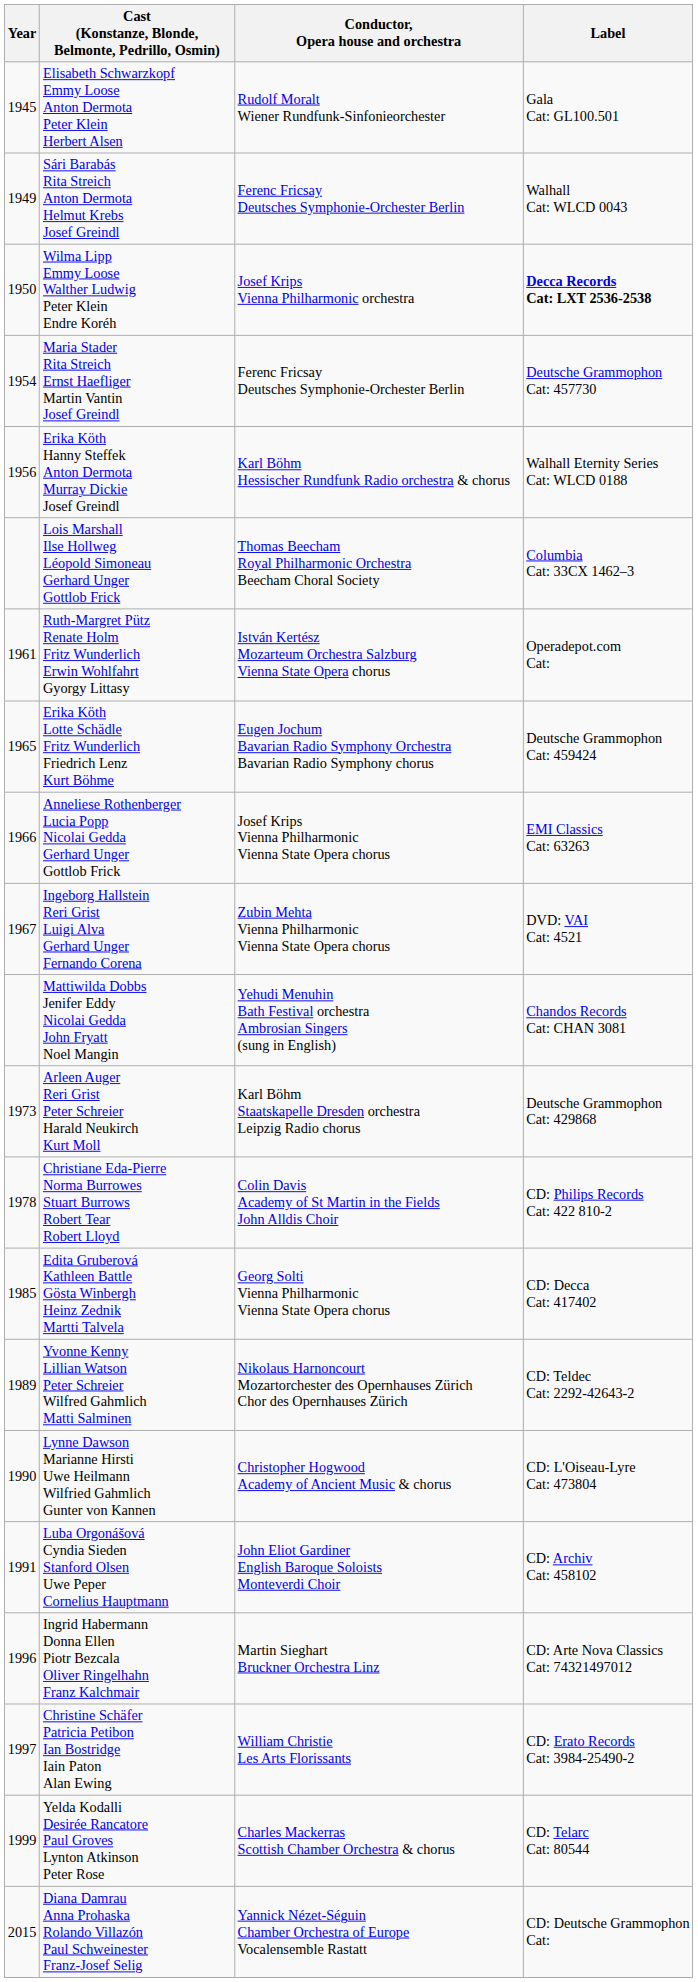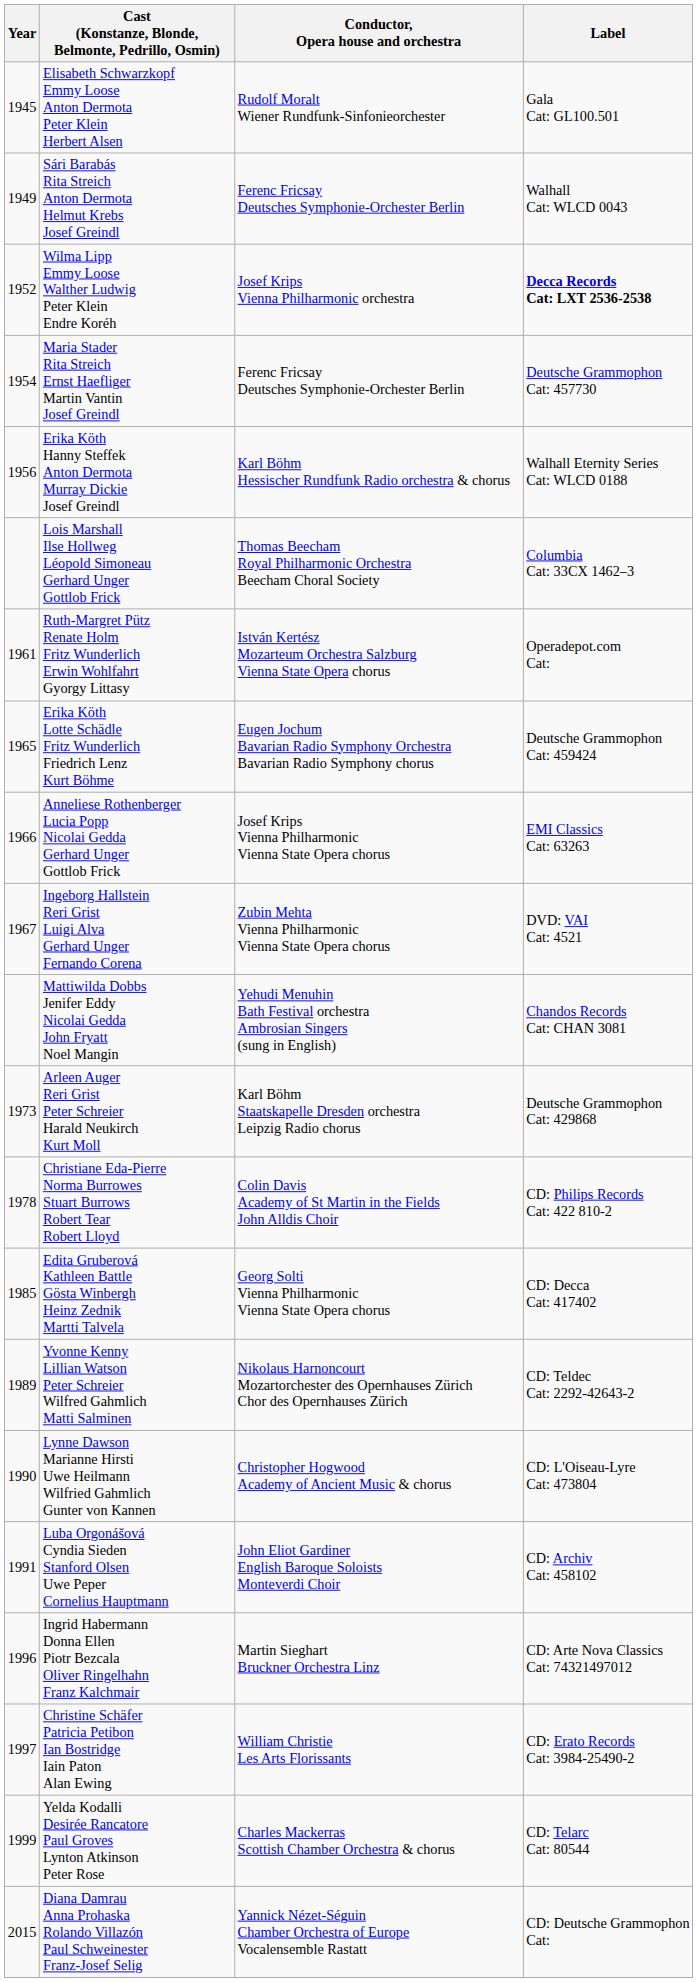(22, 290) 1950 -> (22, 290) 1952
